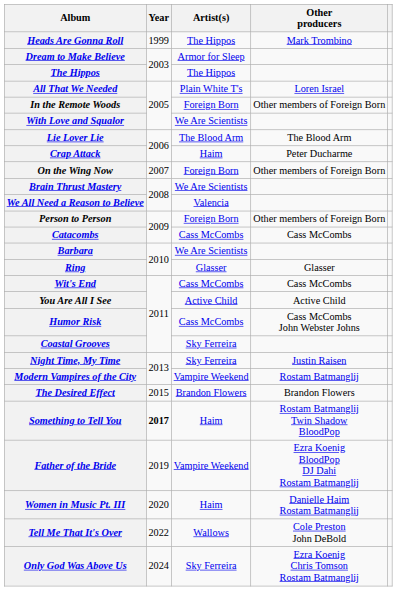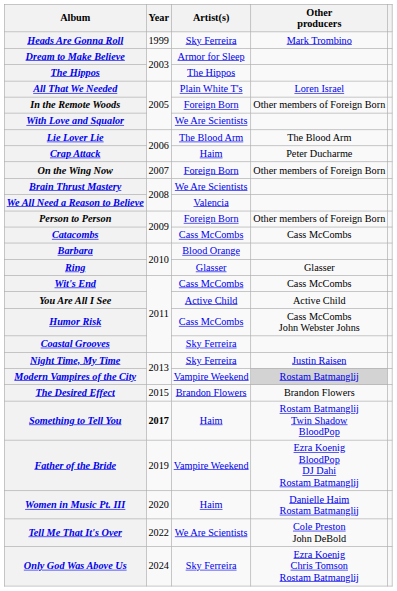(211, 40) The Hippos -> (211, 40) Sky Ferreira
(211, 251) We Are Scientists -> (211, 251) Blood Orange
(319, 376) no background -> (319, 376) lightgrey background
(211, 532) Wallows -> (211, 532) We Are Scientists
